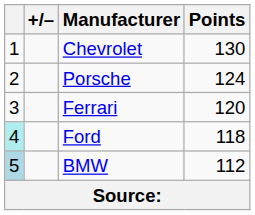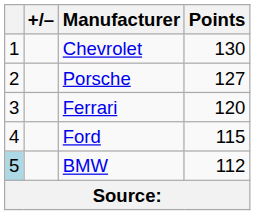(230, 78) 124 -> (230, 78) 127
(14, 137) paleturquoise background -> (14, 137) no background
(231, 137) 118 -> (231, 137) 115
